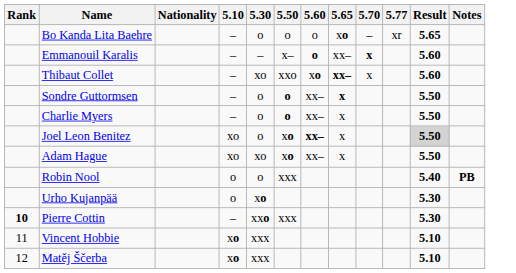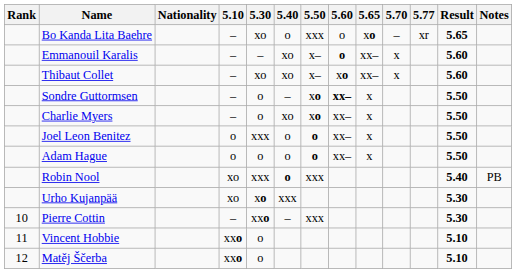+ column: (288, 14)
(260, 35) o -> (260, 35) xo
(288, 35) o -> (315, 35) xxx
(369, 55) bold -> (397, 55) normal
(288, 75) xxo -> (315, 75) x–
(342, 75) bold -> (369, 75) normal
(288, 96) o -> (315, 96) xo
(315, 96) normal -> (342, 96) bold
(342, 96) bold -> (369, 96) normal
(288, 116) o -> (315, 116) xo
(233, 136) xo -> (233, 136) o
(260, 136) o -> (260, 136) xxx
(288, 136) xo -> (315, 136) o
(315, 136) bold -> (342, 136) normal
(430, 136) lightgrey background -> (457, 136) no background
(233, 156) xo -> (233, 156) o
(260, 156) xo -> (260, 156) o
(288, 156) xo -> (315, 156) o
(233, 177) o -> (233, 177) xo
(260, 177) o -> (260, 177) xxx
(467, 177) bold -> (494, 177) normal
(233, 197) o -> (233, 197) xo
(22, 217) bold -> (22, 217) normal
(233, 238) xo -> (233, 238) xxo
(260, 238) xxx -> (260, 238) o
(233, 258) xo -> (233, 258) xxo
(260, 258) xxx -> (260, 258) o
